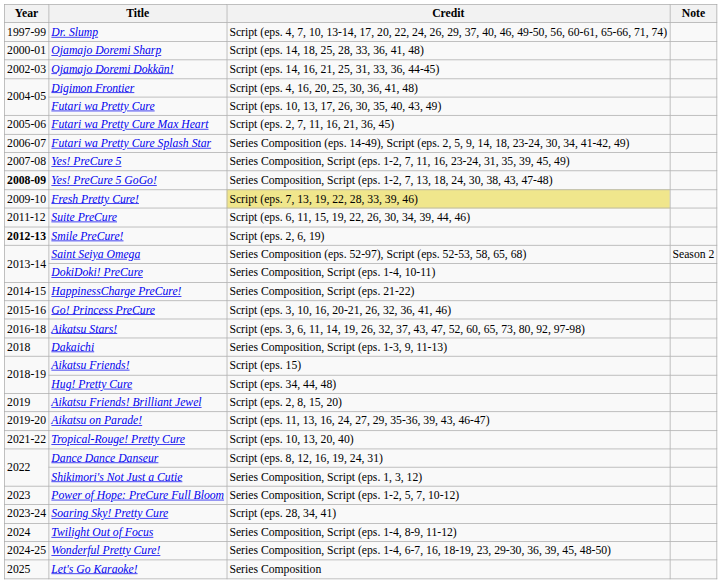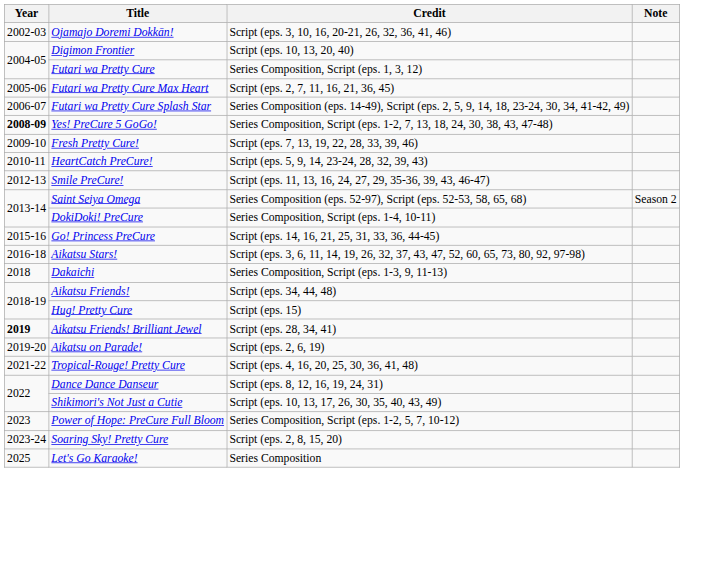- row: (75, 32)
- row: (106, 50)
(334, 69) Script (eps. 14, 16, 21, 25, 31, 33, 36, 44-45) -> (340, 32) Script (eps. 3, 10, 16, 20-21, 26, 32, 36, 41, 46)
(324, 87) Script (eps. 4, 16, 20, 25, 30, 36, 41, 48) -> (292, 50) Script (eps. 10, 13, 20, 40)
(335, 106) Script (eps. 10, 13, 17, 26, 30, 35, 40, 43, 49) -> (326, 69) Series Composition, Script (eps. 1, 3, 12)
- row: (86, 161)
(324, 198) khaki background -> (324, 143) no background
+ row: (102, 161)
- row: (84, 217)
(27, 236) bold -> (27, 180) normal
(277, 236) Script (eps. 2, 6, 19) -> (359, 180) Script (eps. 11, 13, 16, 24, 27, 29, 35-36, 39, 43, 46-47)
- row: (116, 291)
(340, 310) Script (eps. 3, 10, 16, 20-21, 26, 32, 36, 41, 46) -> (334, 236) Script (eps. 14, 16, 21, 25, 31, 33, 36, 44-45)
(265, 365) Script (eps. 15) -> (283, 291) Script (eps. 34, 44, 48)
(283, 384) Script (eps. 34, 44, 48) -> (265, 310) Script (eps. 15)
(19, 402) normal -> (19, 328) bold
(286, 402) Script (eps. 2, 8, 15, 20) -> (283, 328) Script (eps. 28, 34, 41)
(359, 421) Script (eps. 11, 13, 16, 24, 27, 29, 35-36, 39, 43, 46-47) -> (277, 347) Script (eps. 2, 6, 19)
(292, 439) Script (eps. 10, 13, 20, 40) -> (324, 365) Script (eps. 4, 16, 20, 25, 30, 36, 41, 48)
(326, 476) Series Composition, Script (eps. 1, 3, 12) -> (335, 402) Script (eps. 10, 13, 17, 26, 30, 35, 40, 43, 49)
(283, 513) Script (eps. 28, 34, 41) -> (286, 439) Script (eps. 2, 8, 15, 20)
- row: (102, 532)
- row: (106, 550)
